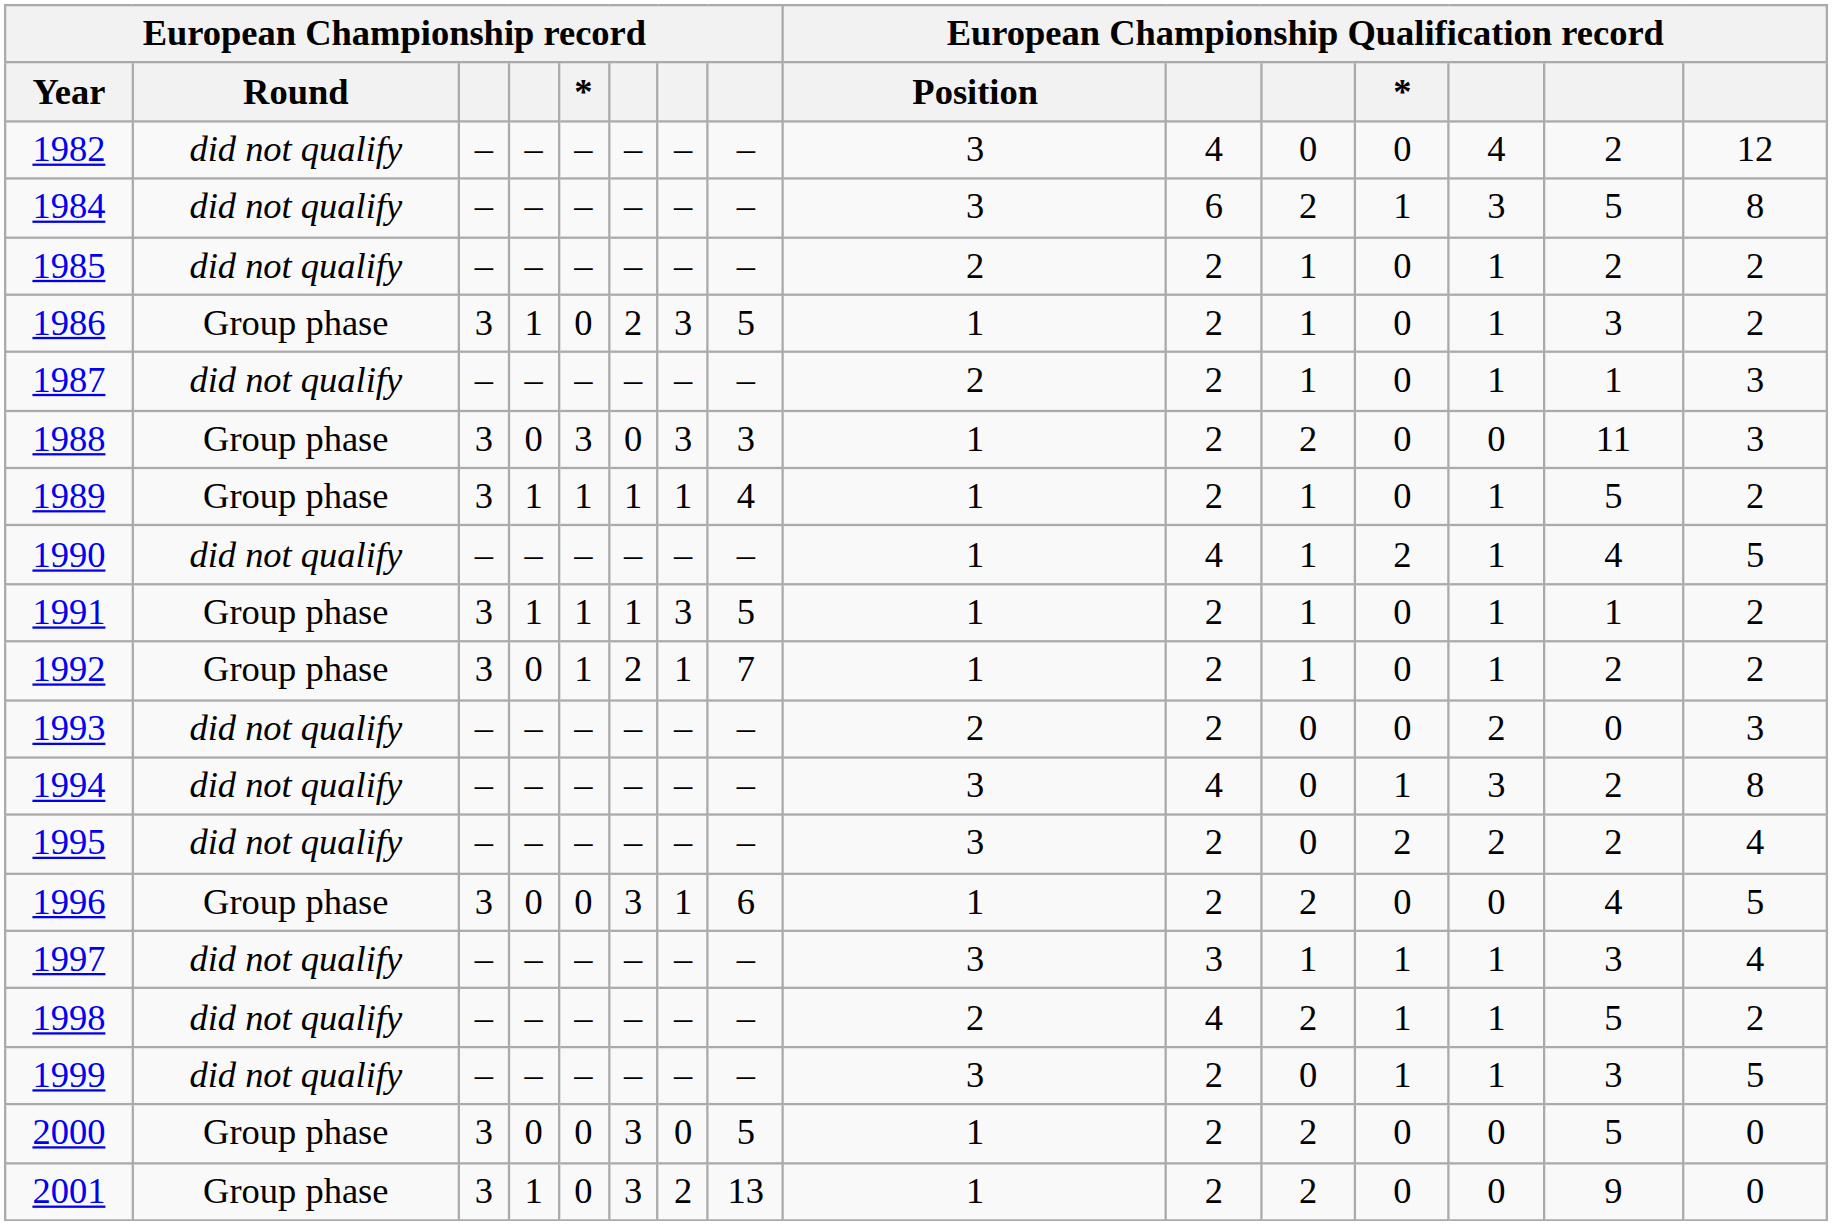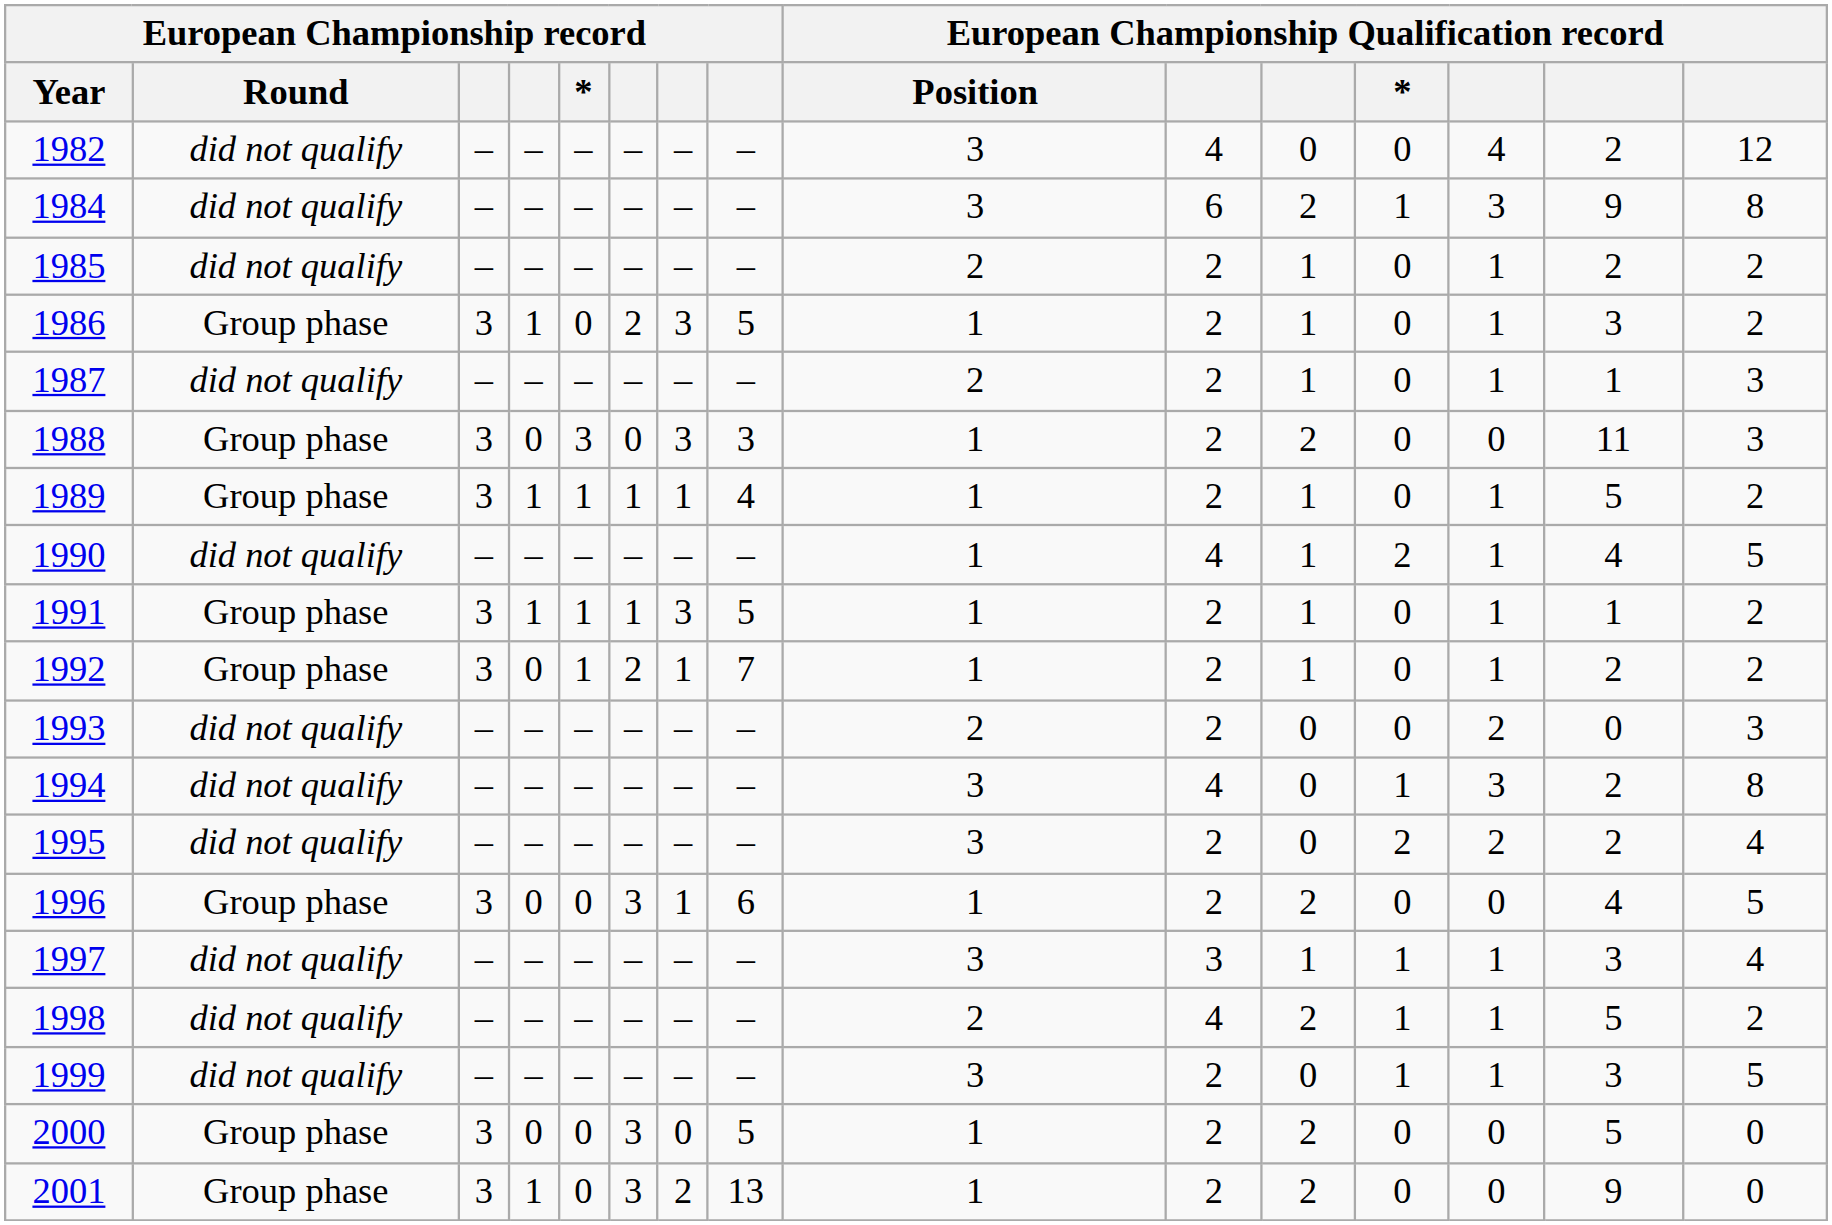(1613, 206) 5 -> (1613, 206) 9
